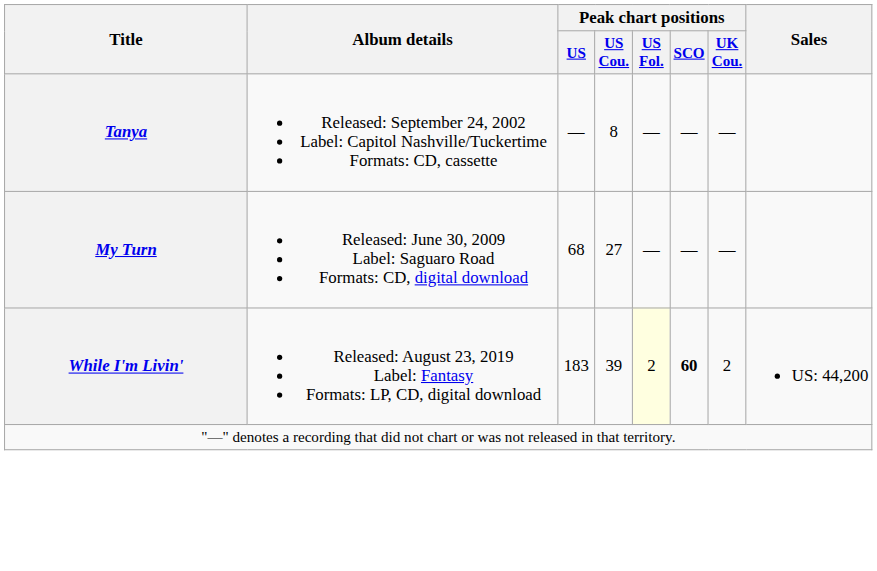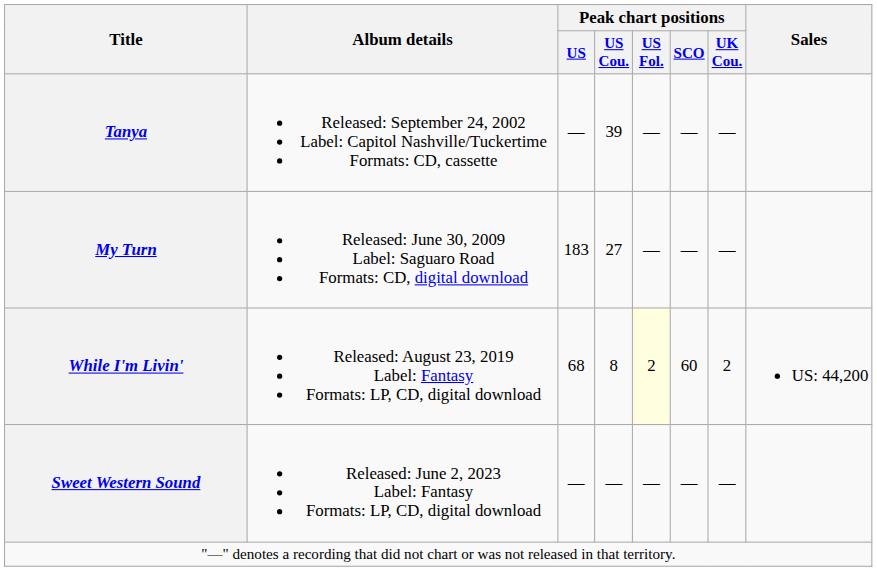(614, 132) 8 -> (614, 132) 39
(576, 249) 68 -> (576, 249) 183
(576, 366) 183 -> (576, 366) 68
(614, 366) 39 -> (614, 366) 8
(689, 366) bold -> (689, 366) normal
+ row: (126, 483)
